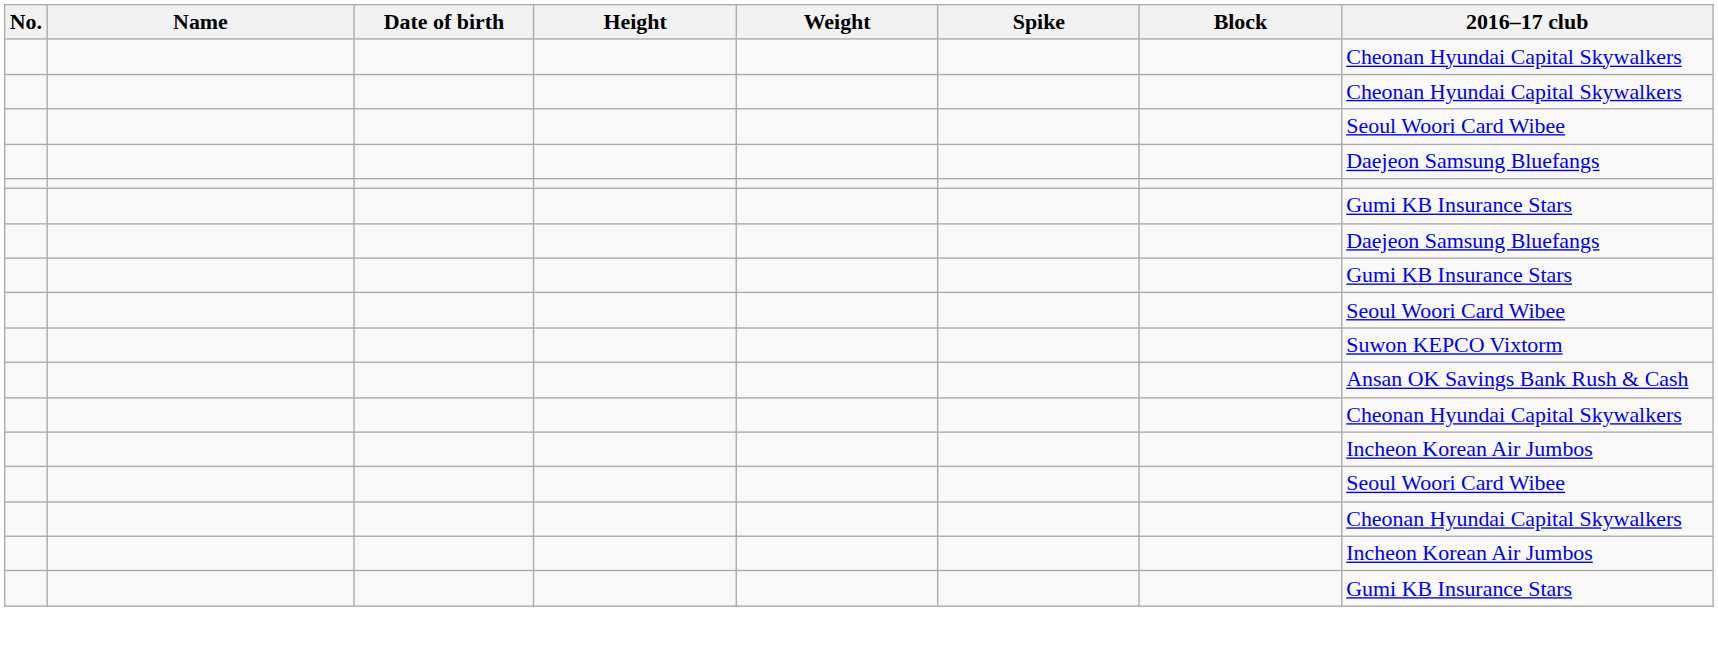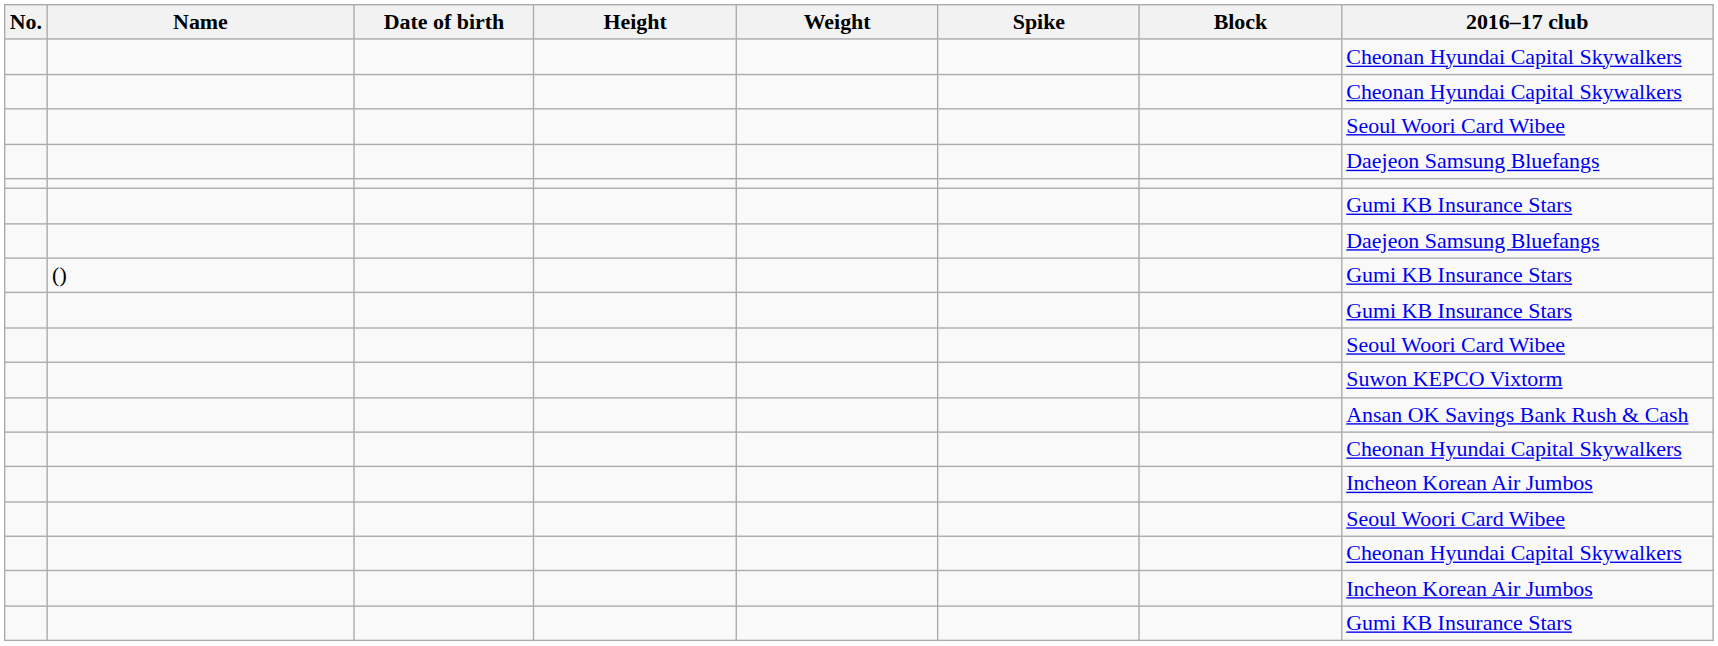+ row: (26, 276)
